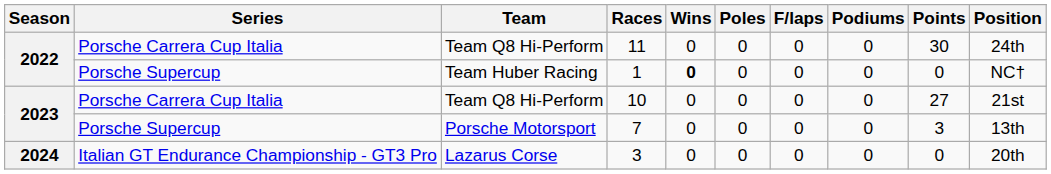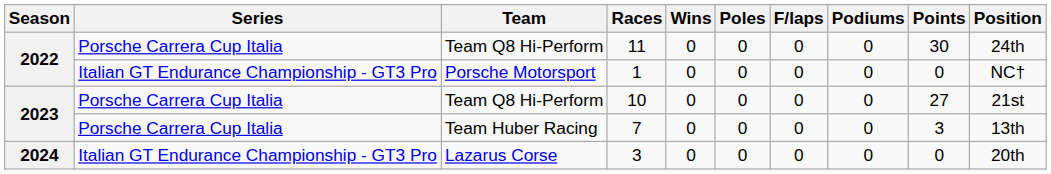(149, 73) Porsche Supercup -> (258, 73) Italian GT Endurance Championship - GT3 Pro
(521, 73) Team Huber Racing -> (520, 73) Porsche Motorsport
(691, 73) bold -> (691, 73) normal
(149, 128) Porsche Supercup -> (180, 128) Porsche Carrera Cup Italia
(520, 128) Porsche Motorsport -> (521, 128) Team Huber Racing
